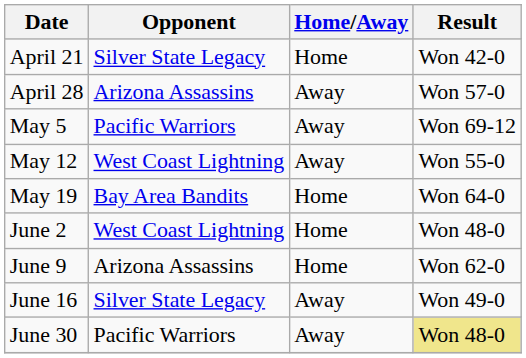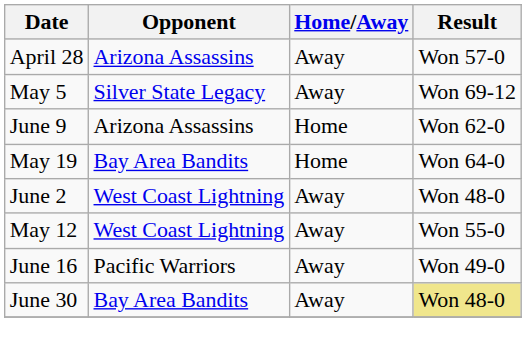- row: (47, 56)
(165, 126) Pacific Warriors -> (179, 91) Silver State Legacy
rows swapped: (44, 160) <-> (38, 265)
(321, 230) Home -> (319, 195) Away
(179, 299) Silver State Legacy -> (165, 265) Pacific Warriors
(165, 334) Pacific Warriors -> (171, 299) Bay Area Bandits
